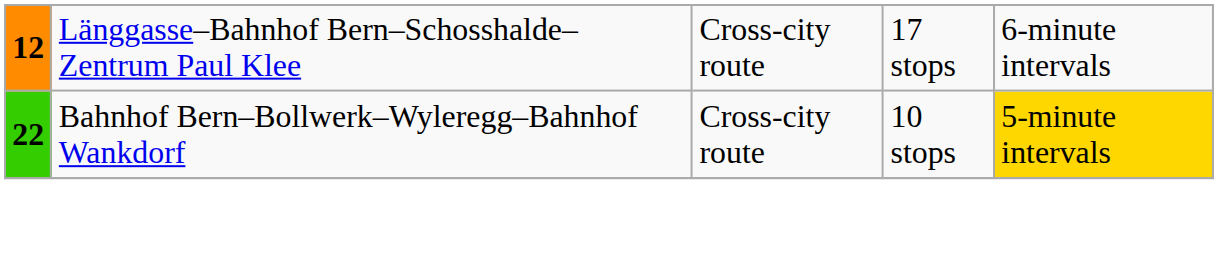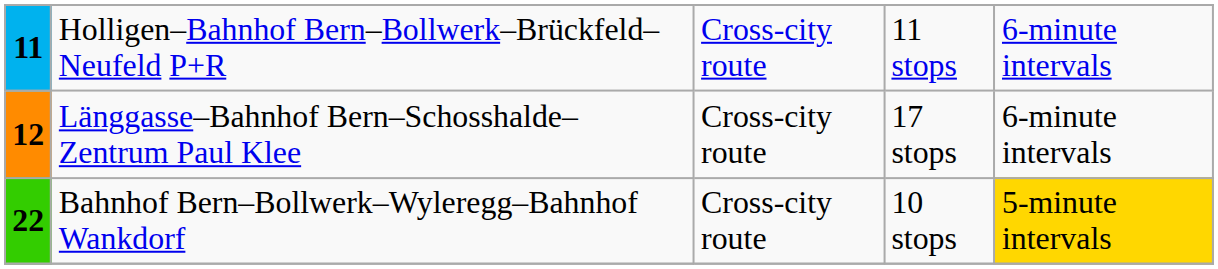+ row: (359, 47)
